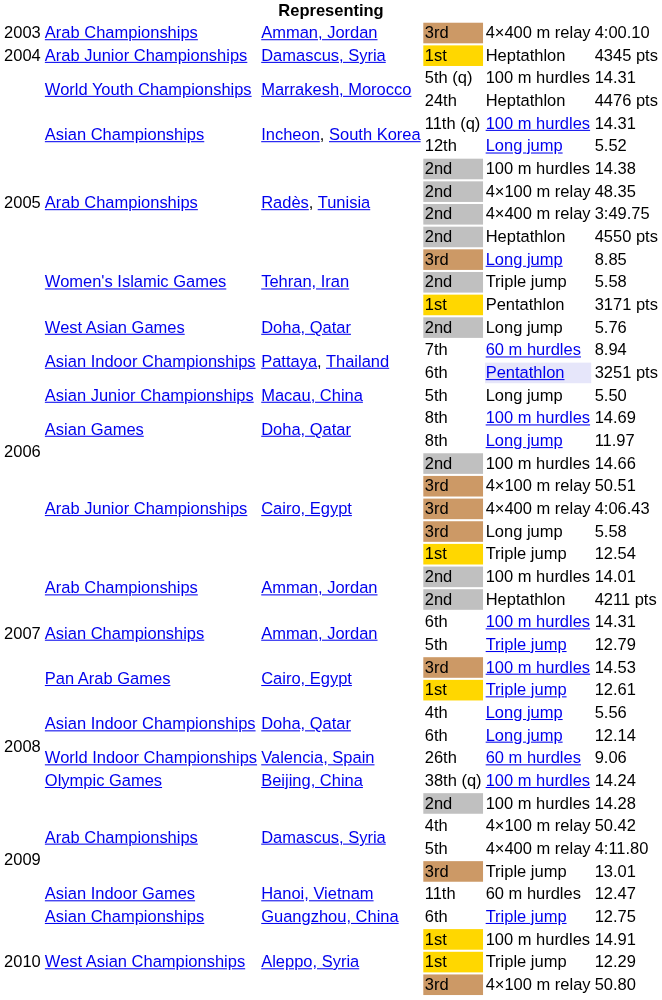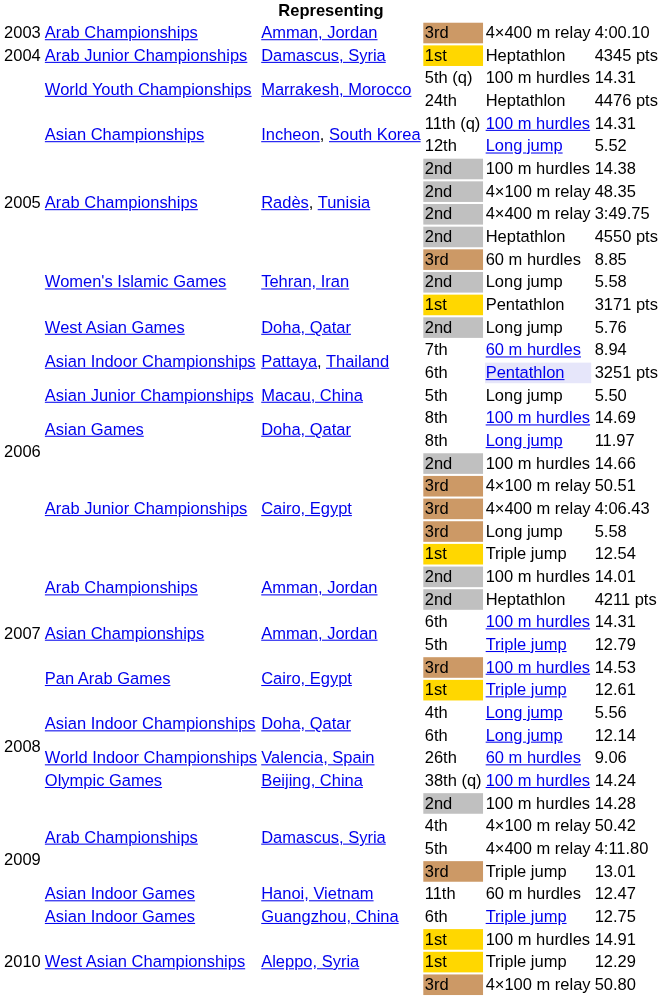(524, 259) Long jump -> (533, 259) 60 m hurdles
(526, 282) Triple jump -> (524, 282) Long jump
(125, 916) Asian Championships -> (120, 916) Asian Indoor Games
